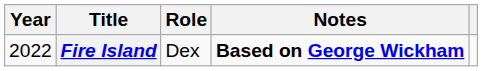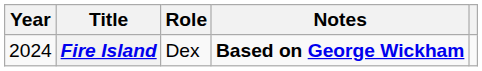(30, 50) 2022 -> (30, 50) 2024
